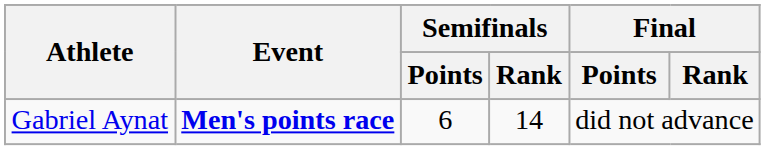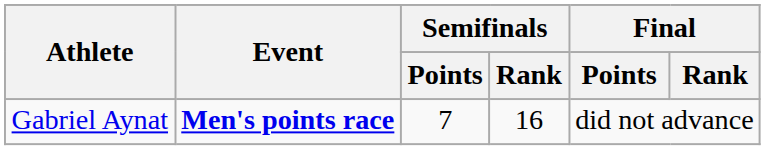(445, 121) 6 -> (445, 121) 7
(529, 121) 14 -> (529, 121) 16
